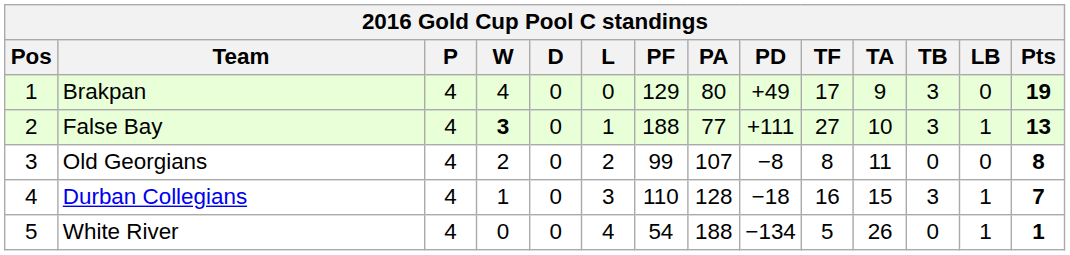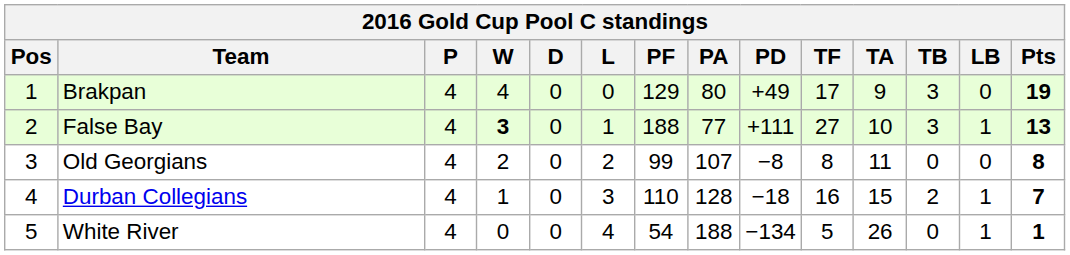(933, 197) 3 -> (933, 197) 2
